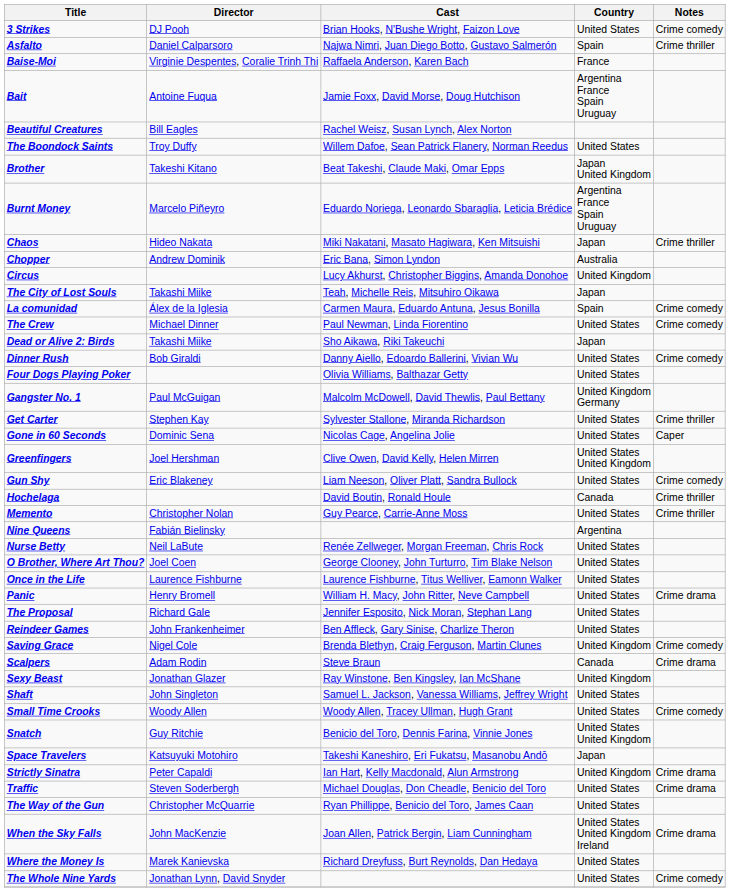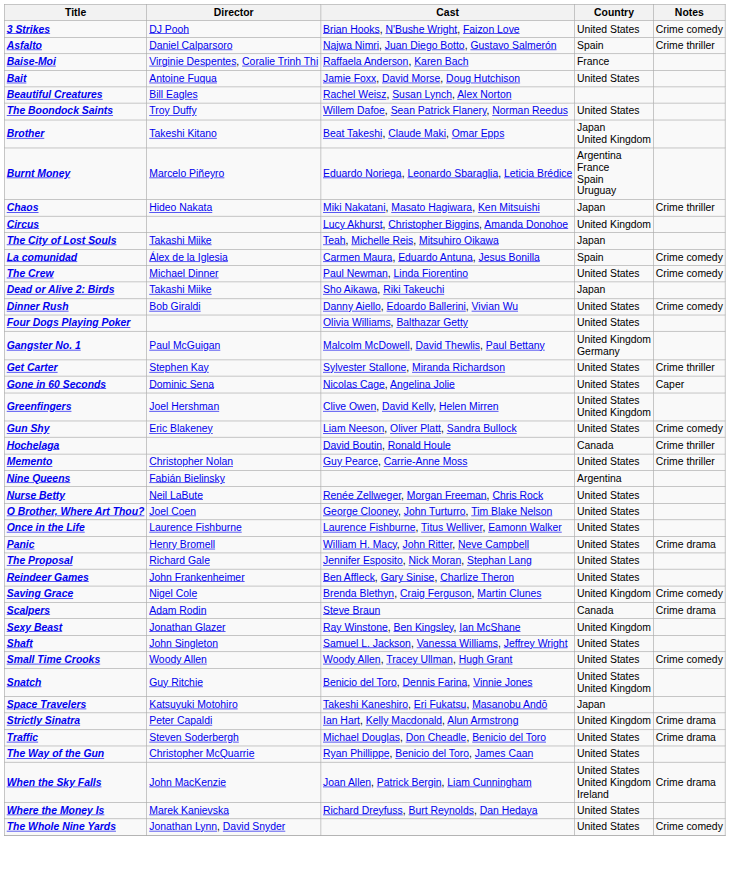(599, 96) Argentina France Spain Uruguay -> (608, 78) United States
- row: (28, 259)
